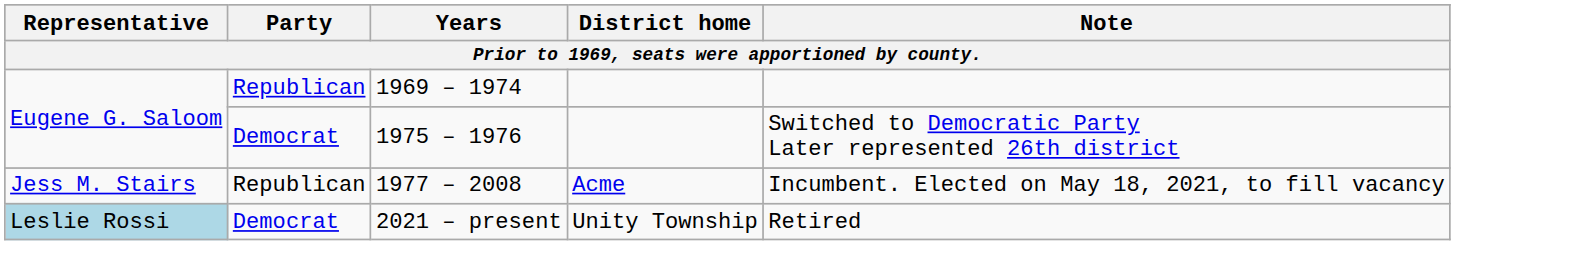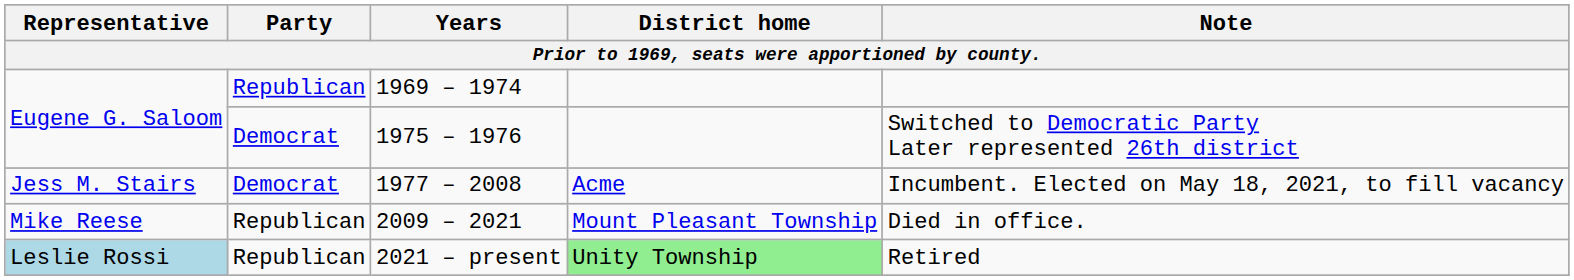(299, 186) Republican -> (286, 186) Democrat
+ row: (449, 222)
(286, 222) Democrat -> (299, 258) Republican
(665, 222) no background -> (665, 258) lightgreen background
